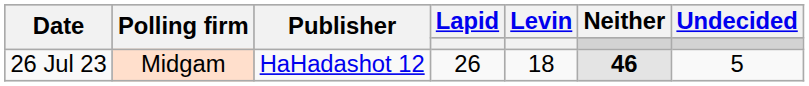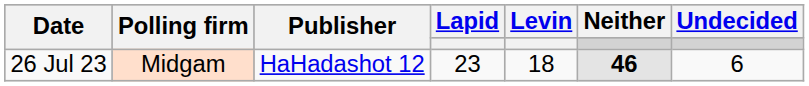(467, 64) 26 -> (467, 64) 23
(737, 64) 5 -> (737, 64) 6
